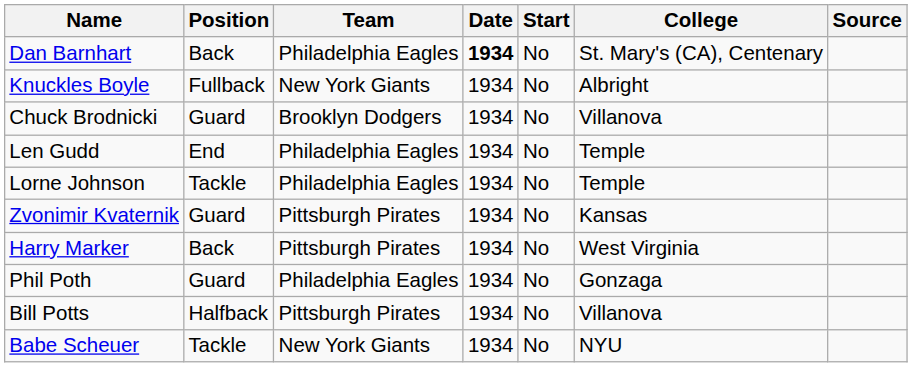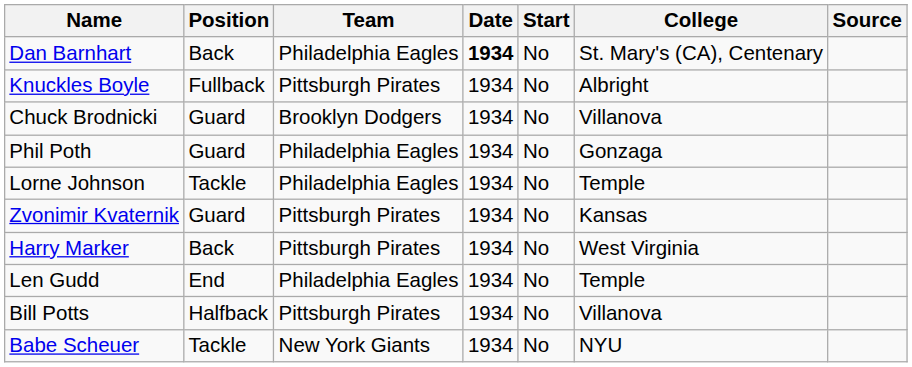(354, 85) New York Giants -> (359, 85) Pittsburgh Pirates
rows swapped: (54, 150) <-> (50, 280)
